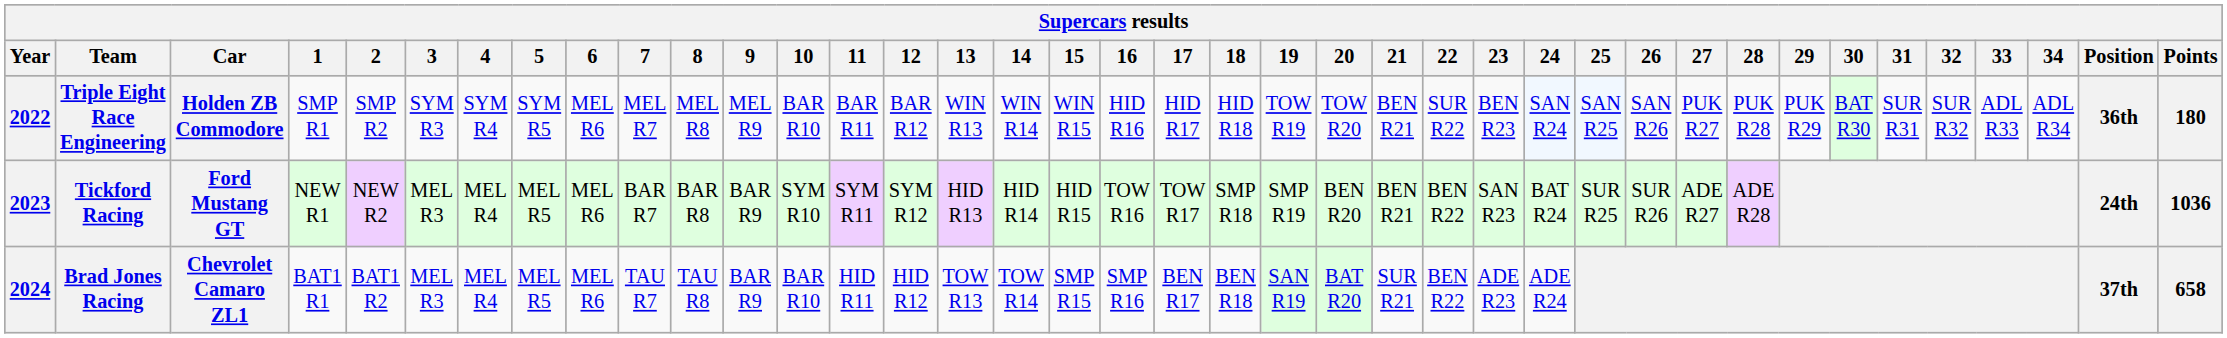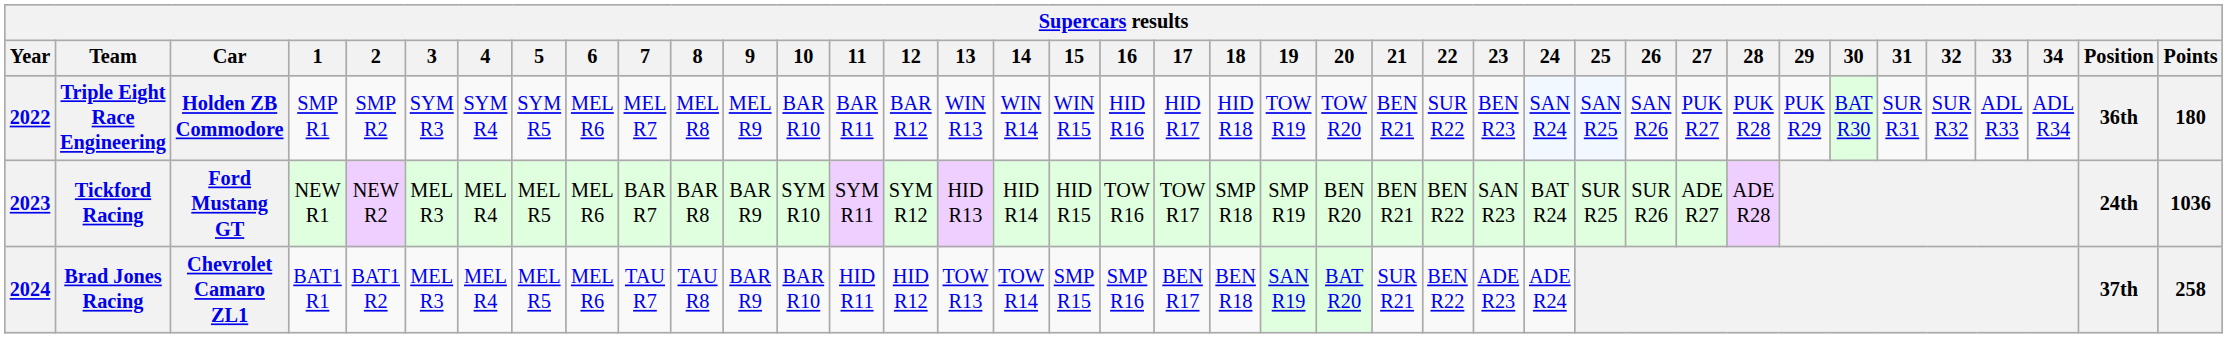(2191, 289) 658 -> (2191, 289) 258
